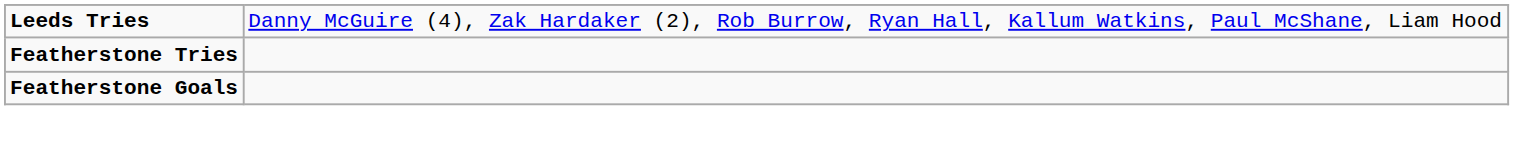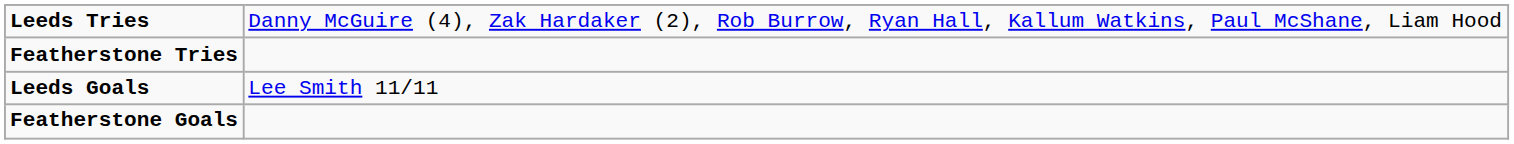+ row: (80, 88)
